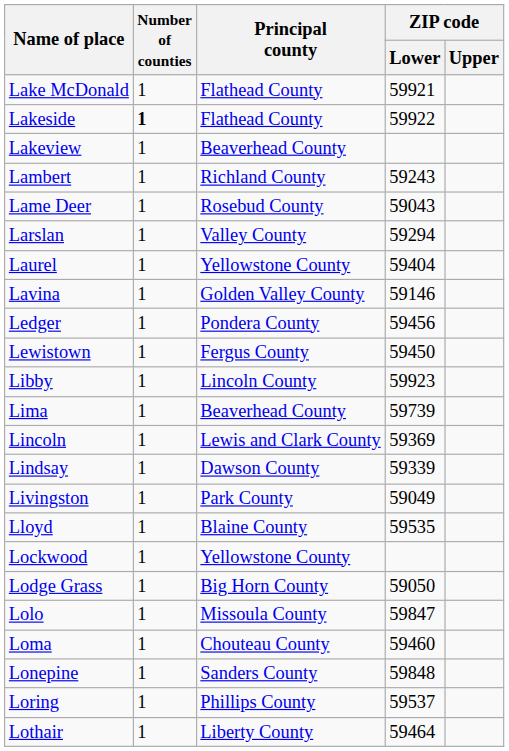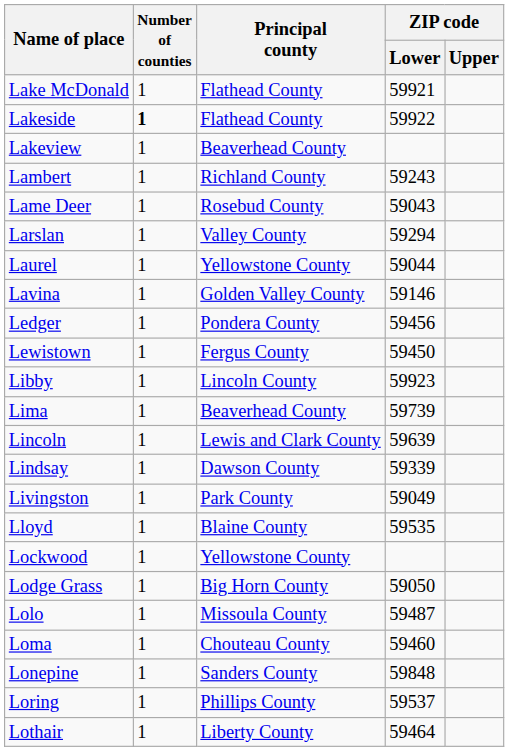(412, 264) 59404 -> (412, 264) 59044
(412, 439) 59369 -> (412, 439) 59639
(412, 614) 59847 -> (412, 614) 59487
